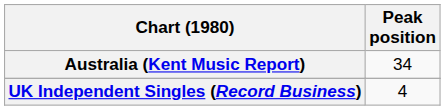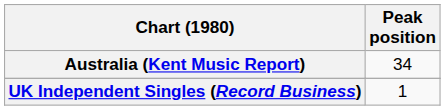(403, 91) 4 -> (403, 91) 1
